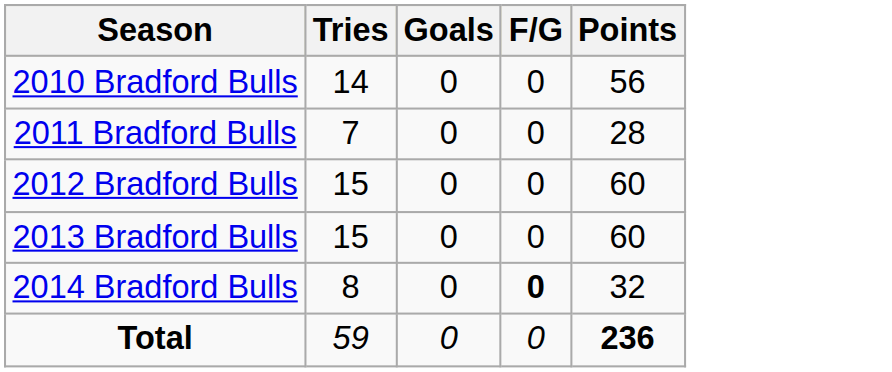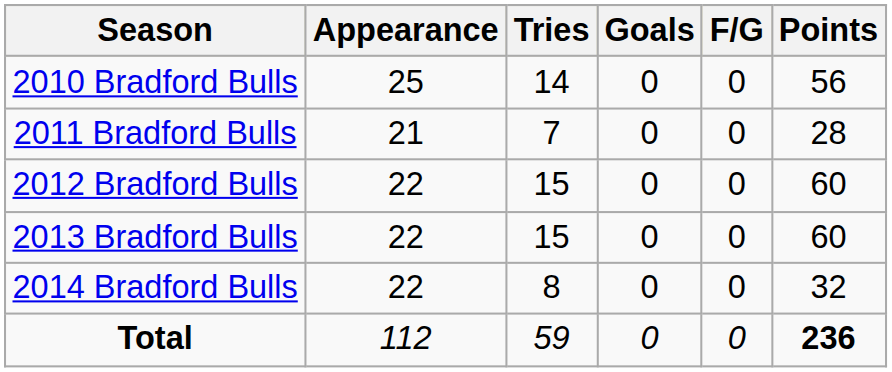+ column: (406, 30)
(536, 287) bold -> (737, 287) normal
